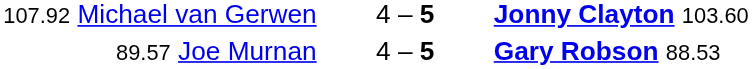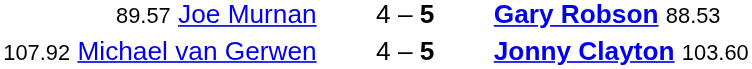rows swapped: (216, 50) <-> (160, 14)
